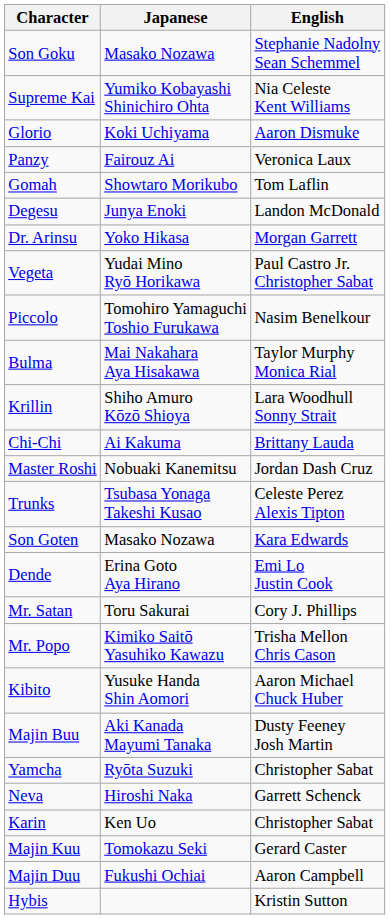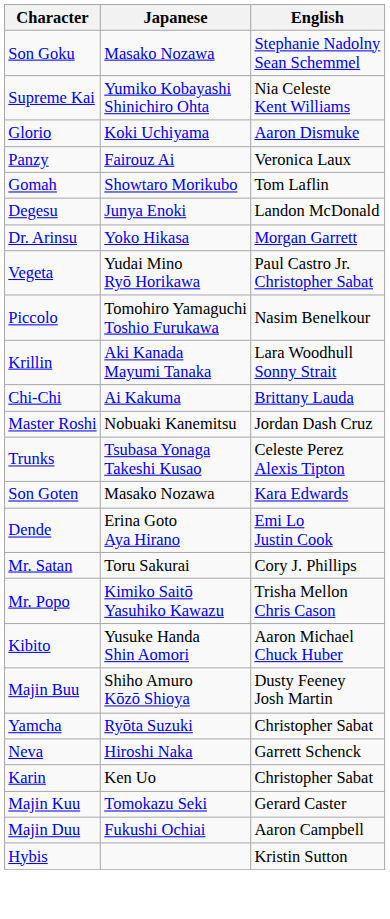- row: (30, 362)
(148, 407) Shiho Amuro Kōzō Shioya -> (158, 362) Aki Kanada Mayumi Tanaka
(158, 734) Aki Kanada Mayumi Tanaka -> (148, 690) Shiho Amuro Kōzō Shioya
